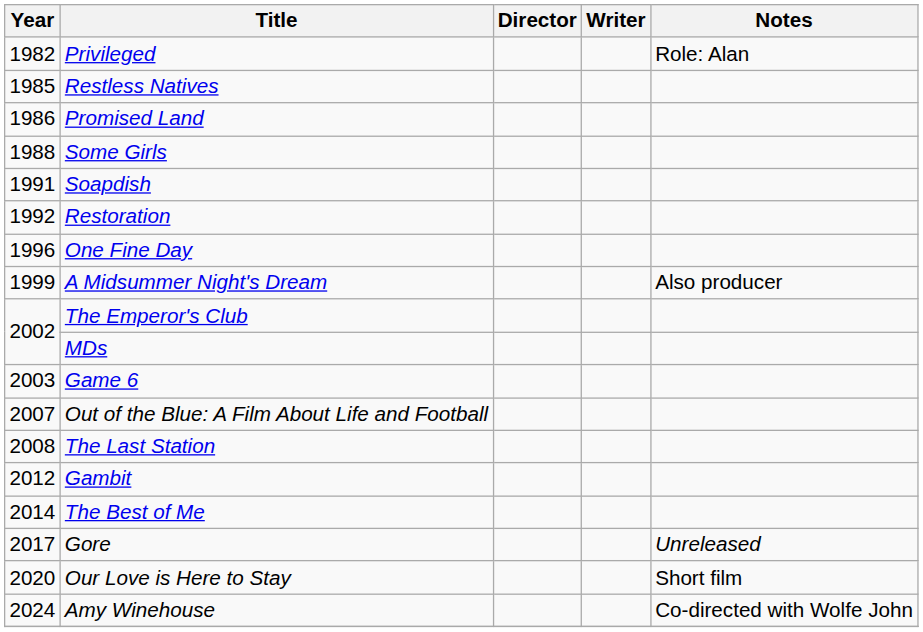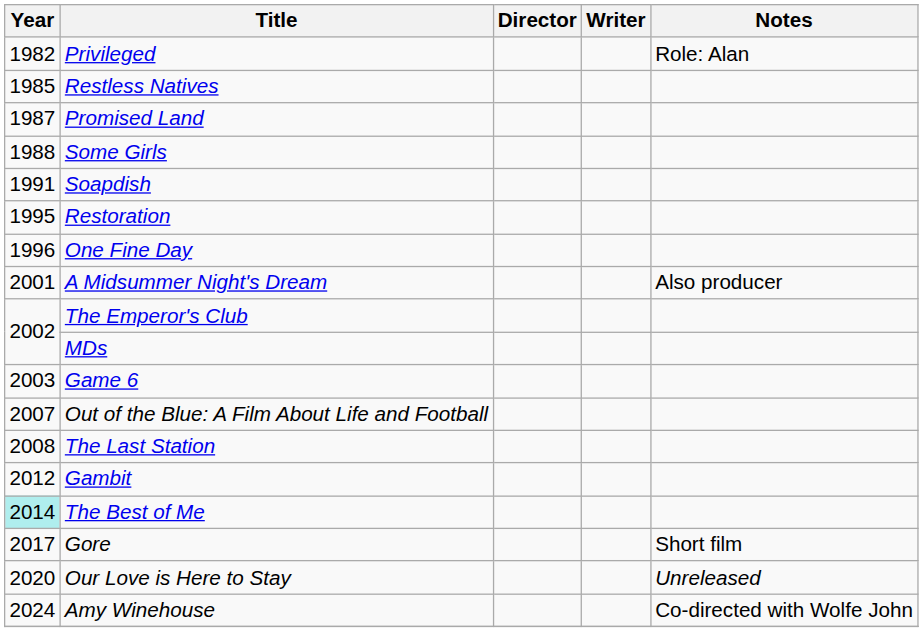(32, 119) 1986 -> (32, 119) 1987
(32, 217) 1992 -> (32, 217) 1995
(32, 282) 1999 -> (32, 282) 2001
(32, 511) no background -> (32, 511) paleturquoise background
(708, 544) Unreleased -> (699, 544) Short film
(699, 577) Short film -> (708, 577) Unreleased
